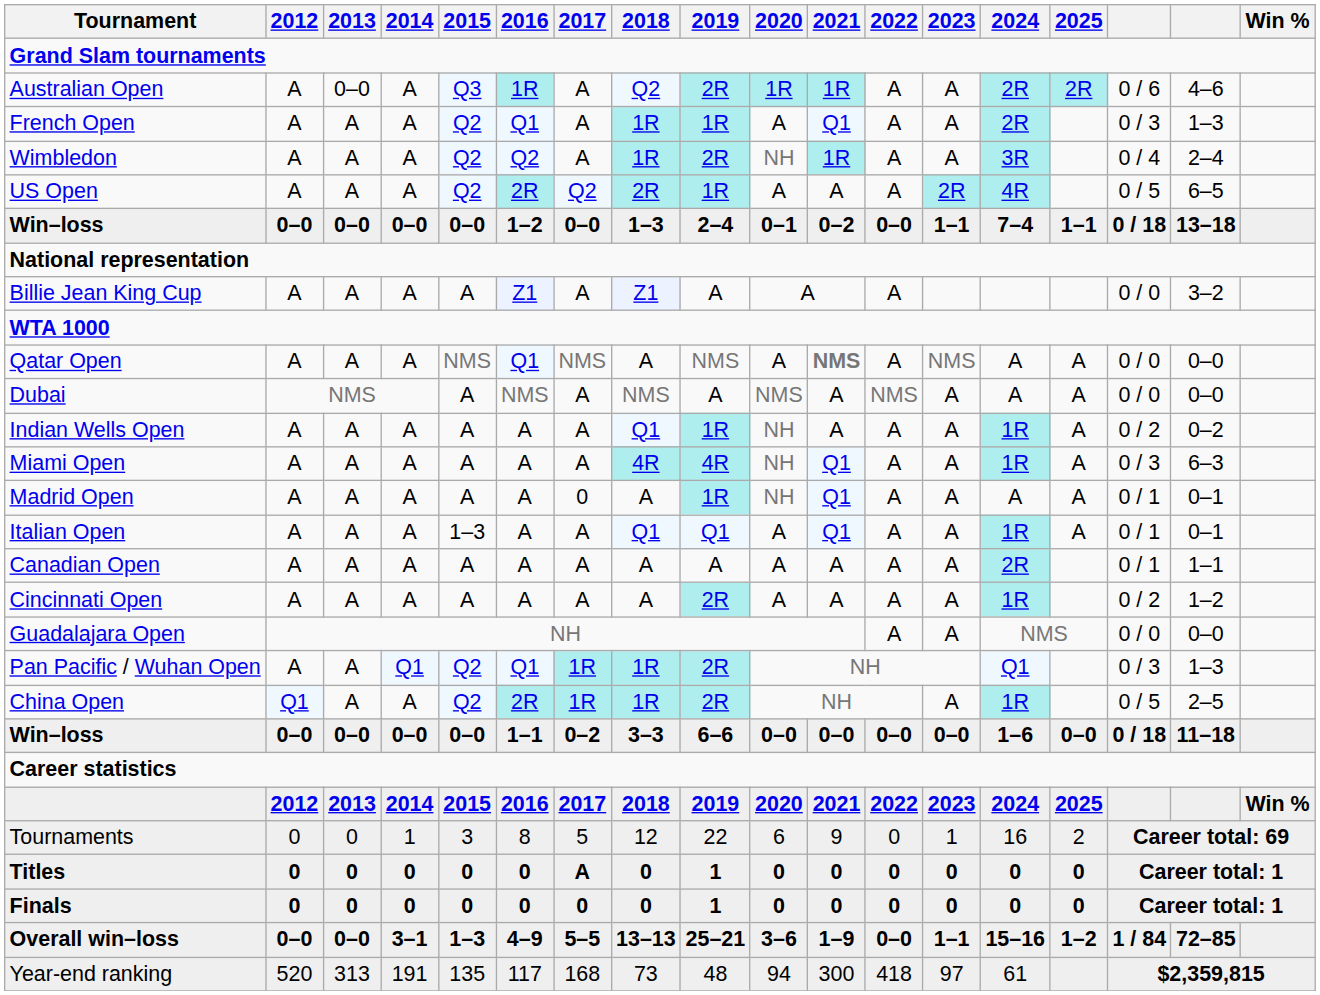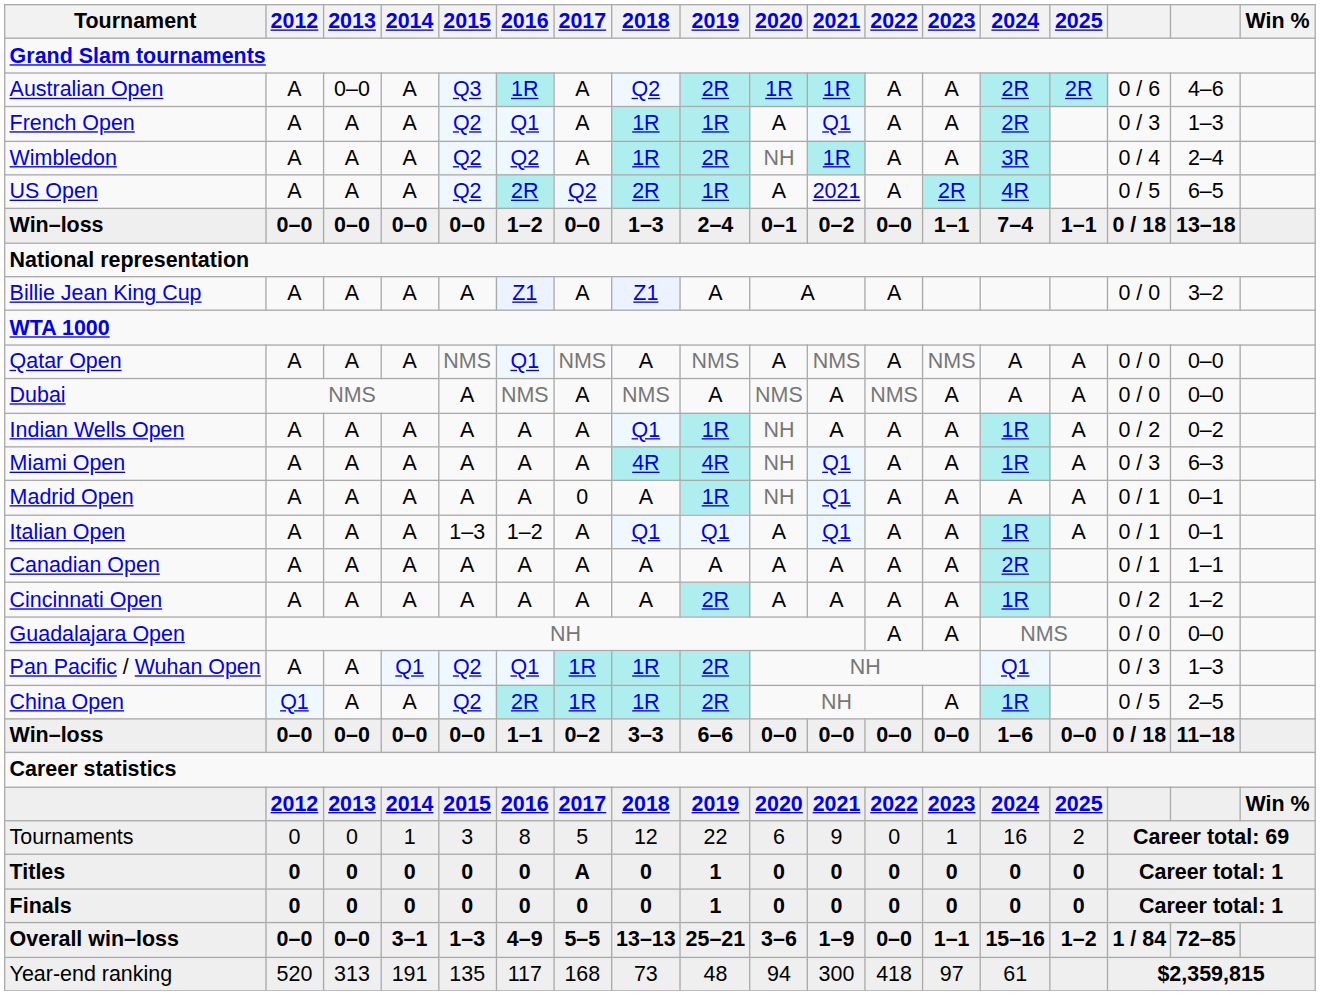(837, 191) A -> (837, 191) 2021
(837, 361) bold -> (837, 361) normal
(525, 531) A -> (525, 531) 1–2
